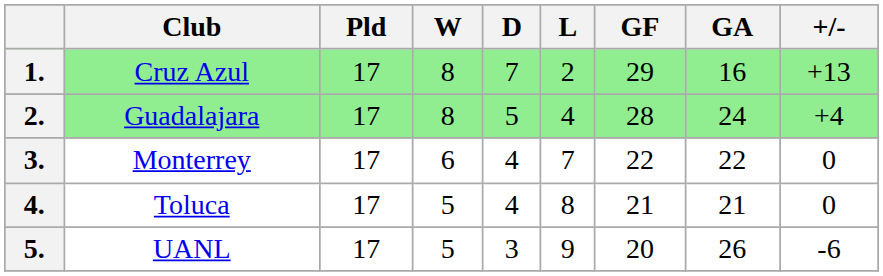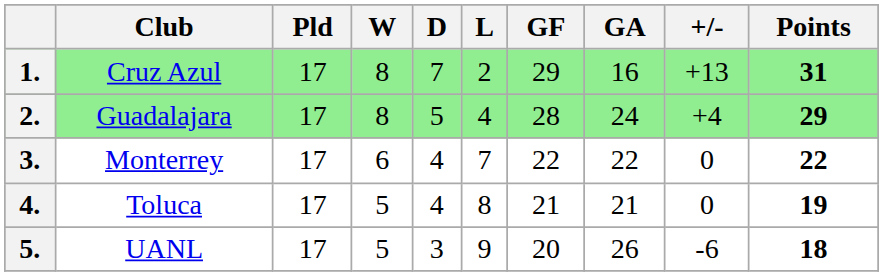+ column: (813, 26)
